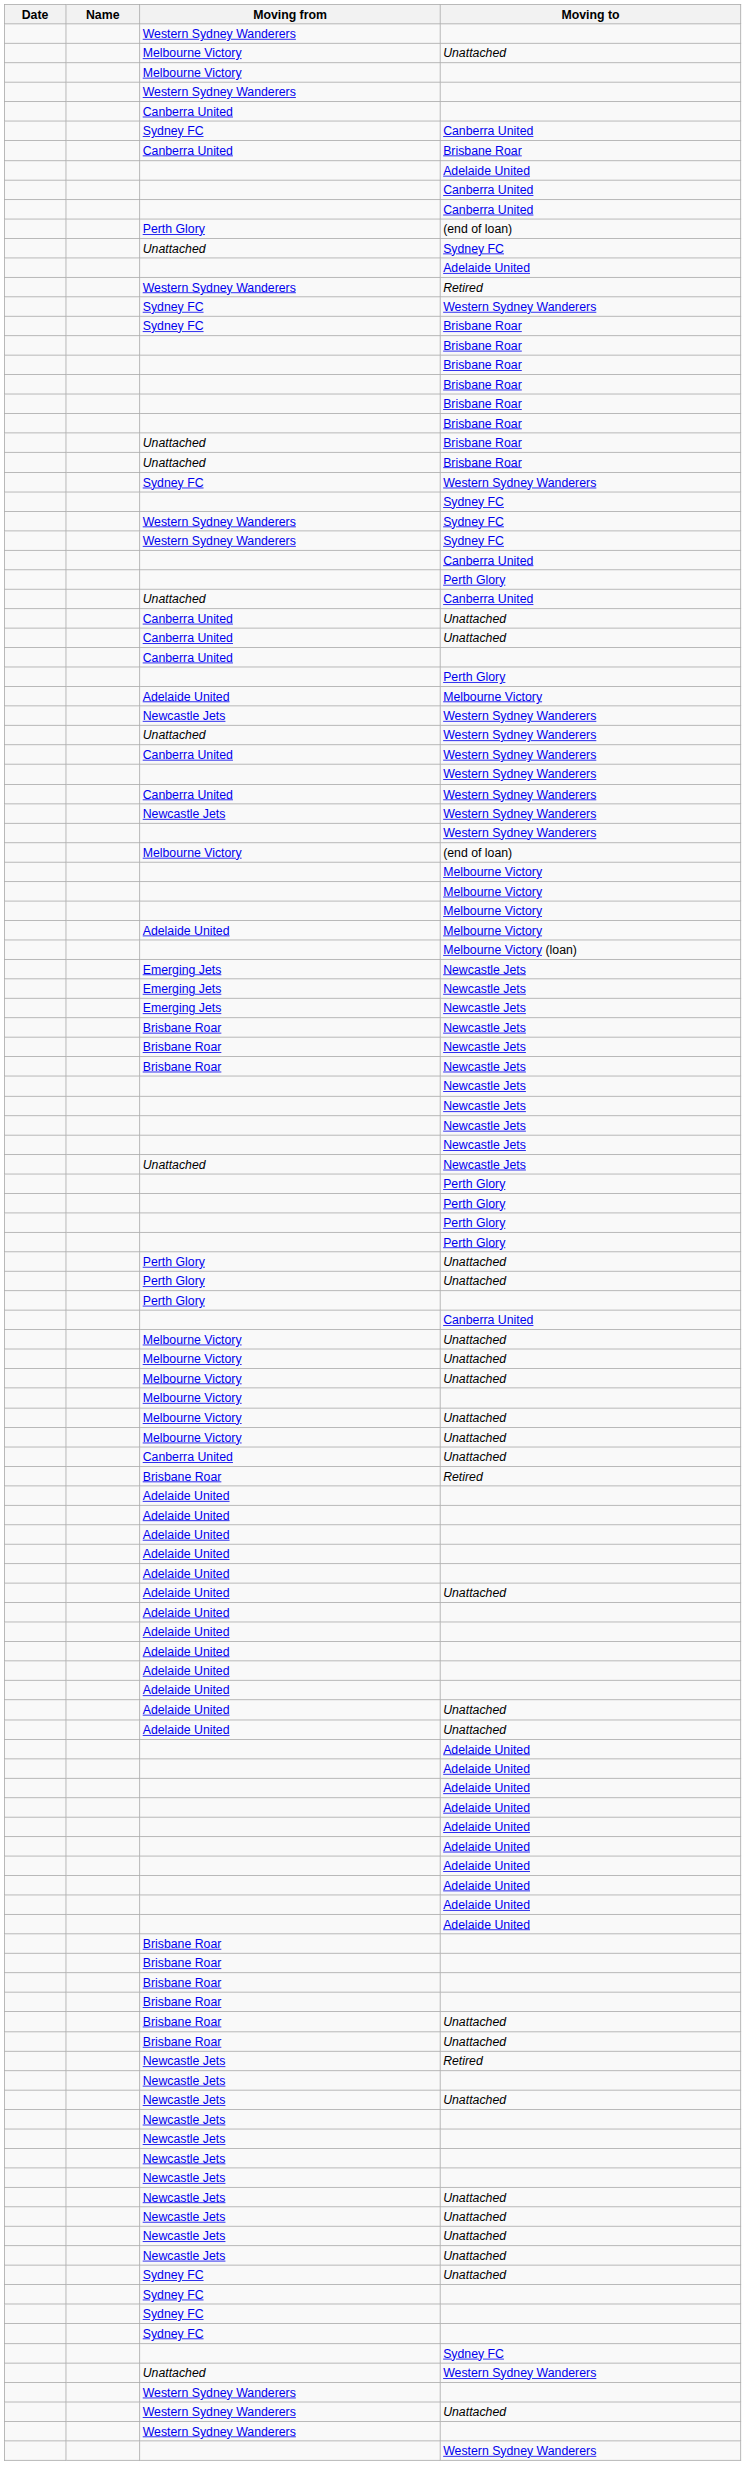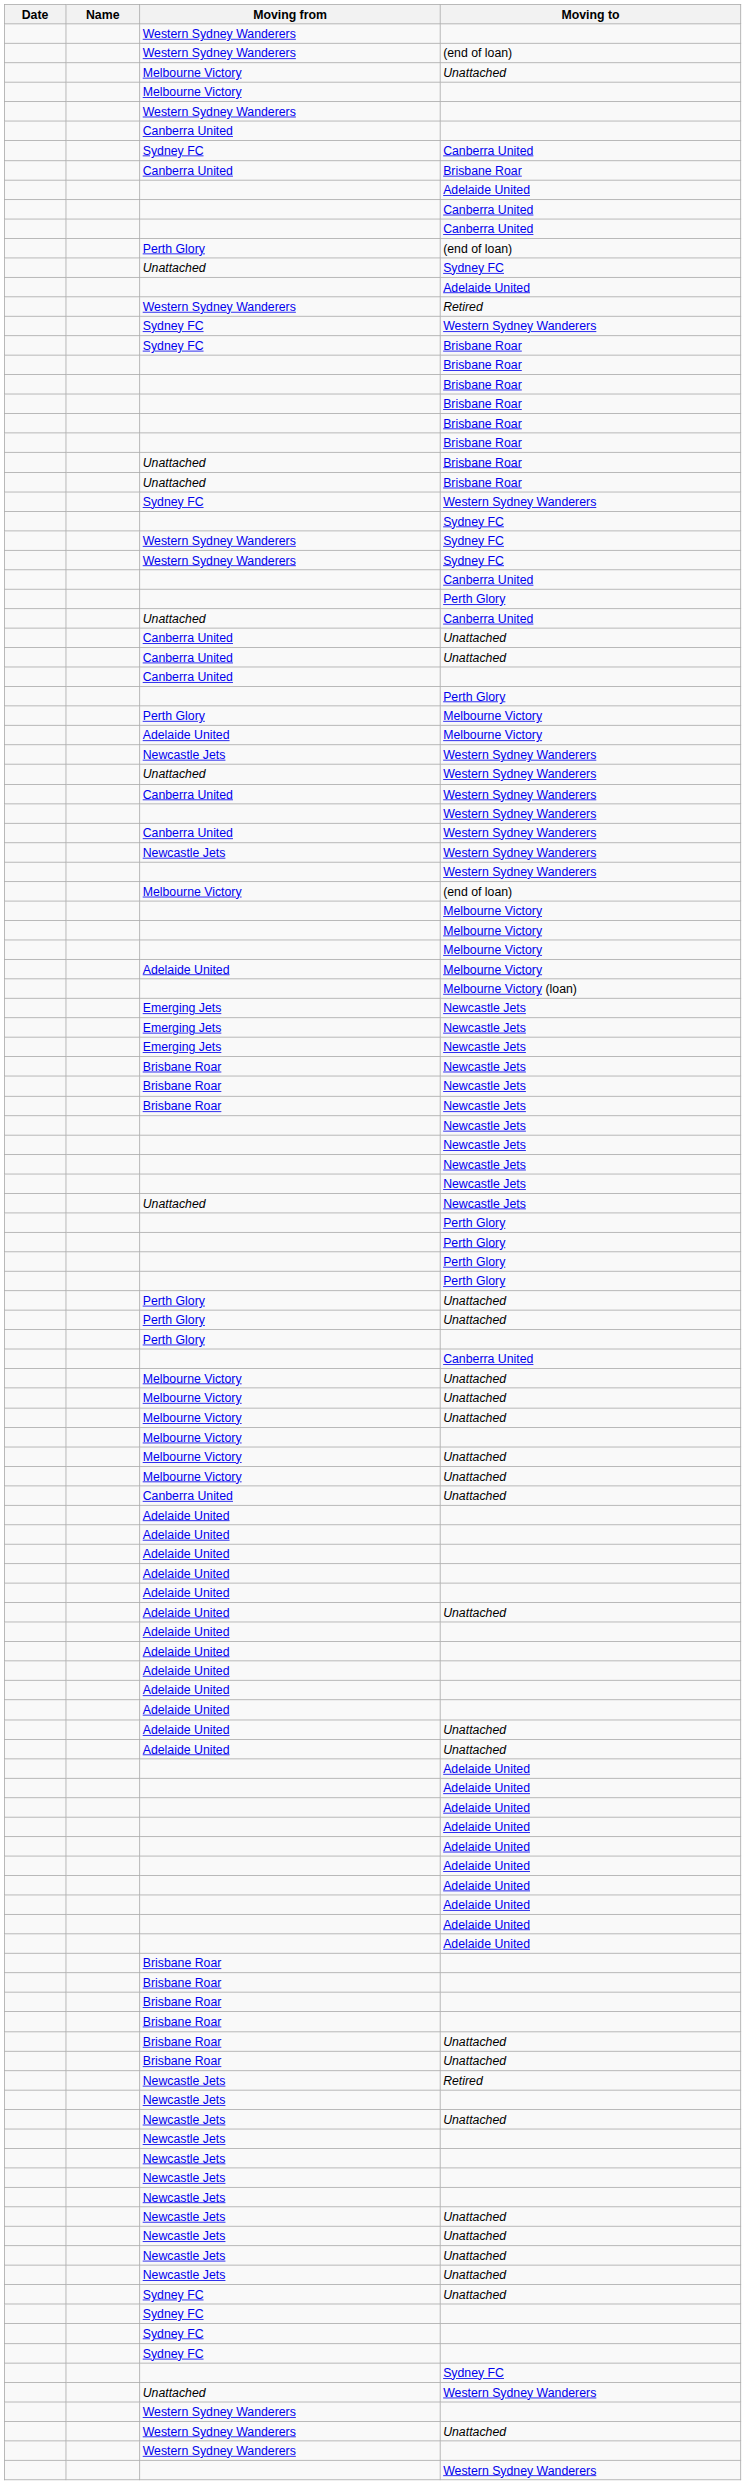+ row: (219, 53)
+ row: (174, 716)
- row: (182, 1476)
